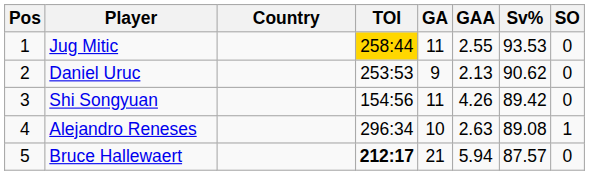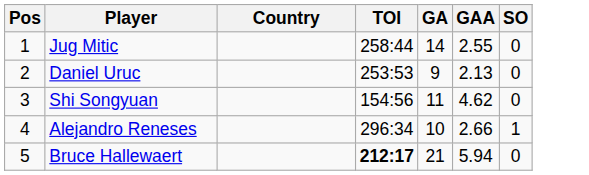- column: (525, 18)
(387, 45) gold background -> (387, 45) no background
(435, 45) 11 -> (435, 45) 14
(476, 101) 4.26 -> (476, 101) 4.62
(476, 128) 2.63 -> (476, 128) 2.66
